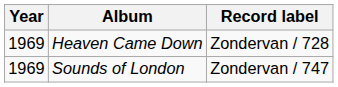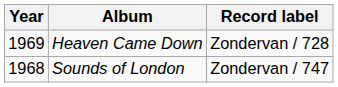(26, 69) 1969 -> (26, 69) 1968
